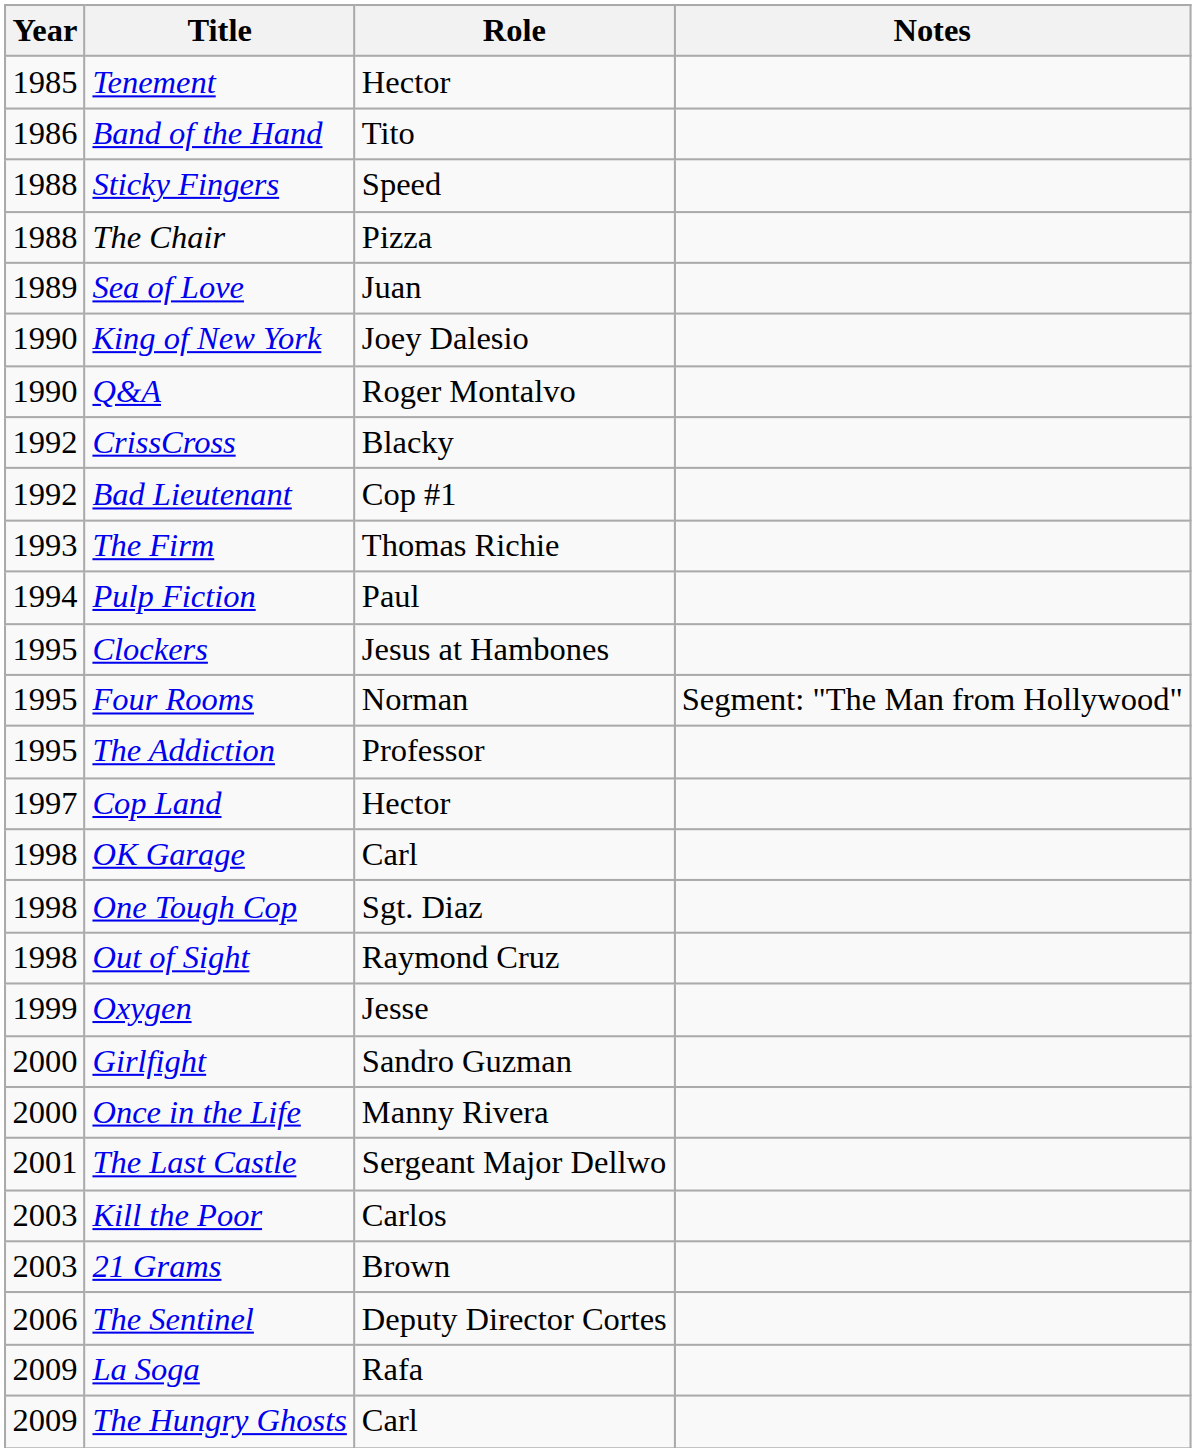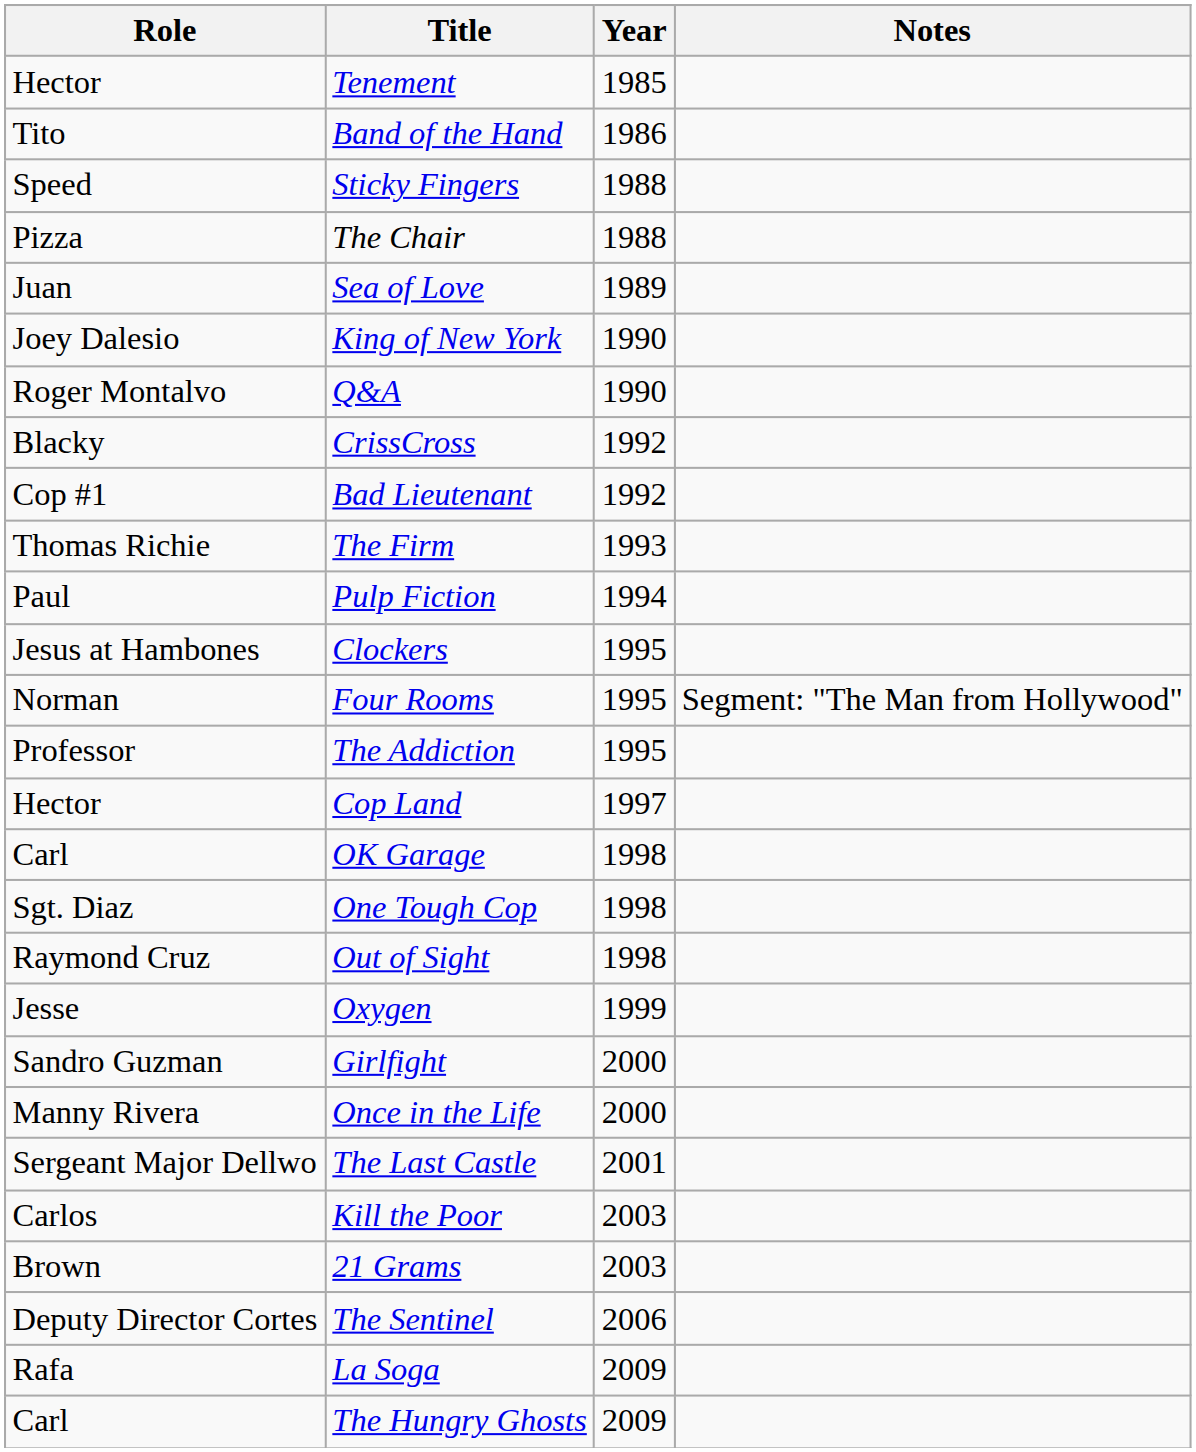columns swapped: (45, 30) <-> (514, 30)
